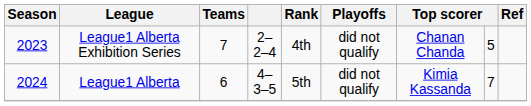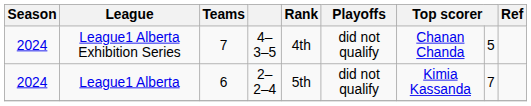(32, 44) 2023 -> (32, 44) 2024
(265, 44) 2–2–4 -> (265, 44) 4–3–5
(265, 82) 4–3–5 -> (265, 82) 2–2–4
